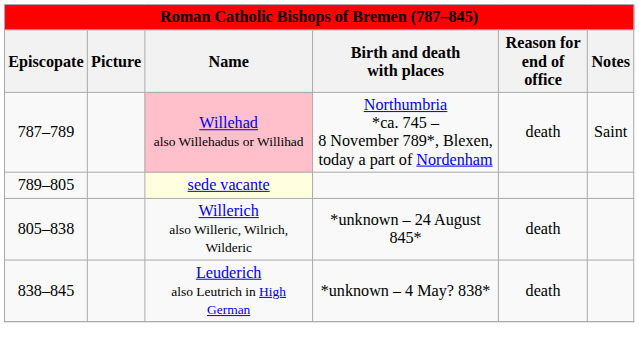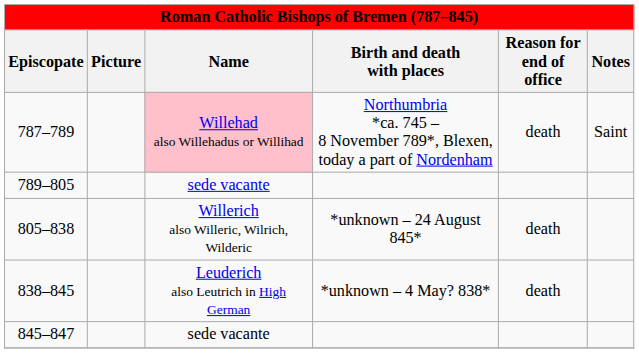(229, 185) lightyellow background -> (229, 185) no background
+ row: (46, 334)
